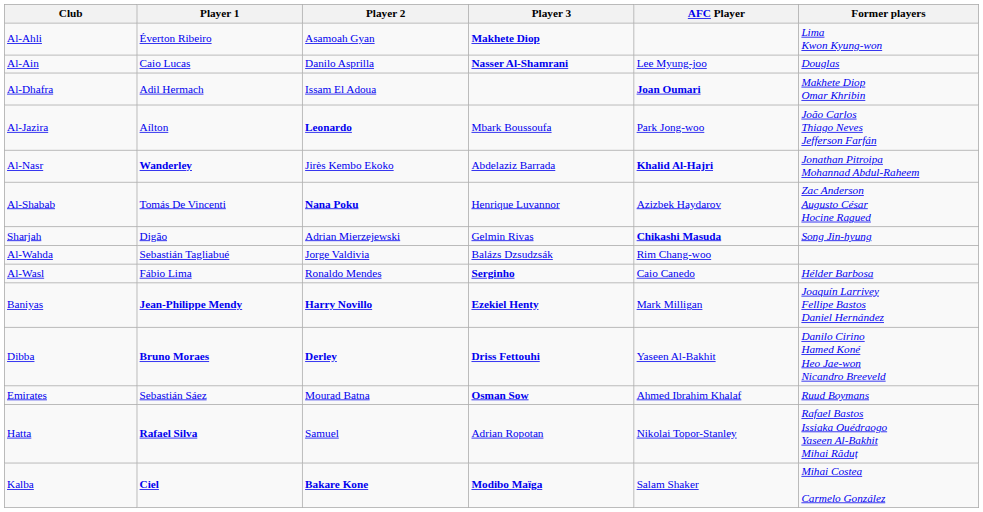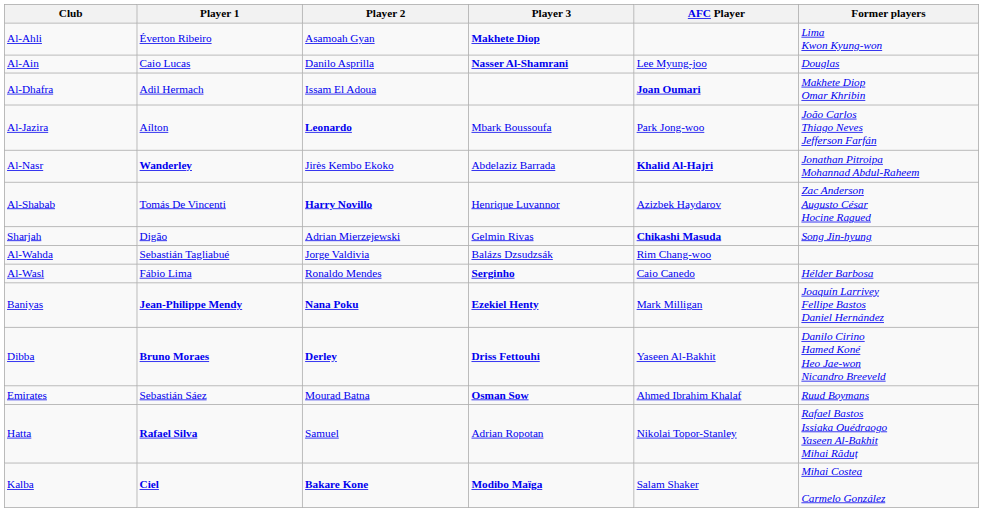(332, 204) Nana Poku -> (339, 204) Harry Novillo
(339, 305) Harry Novillo -> (332, 305) Nana Poku
